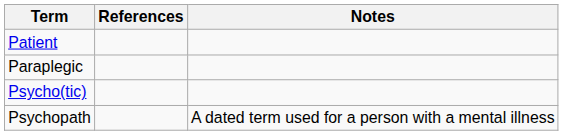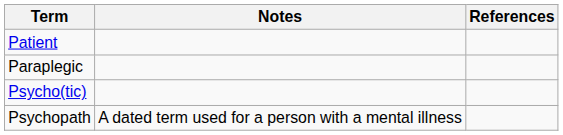columns swapped: (373, 17) <-> (141, 17)
